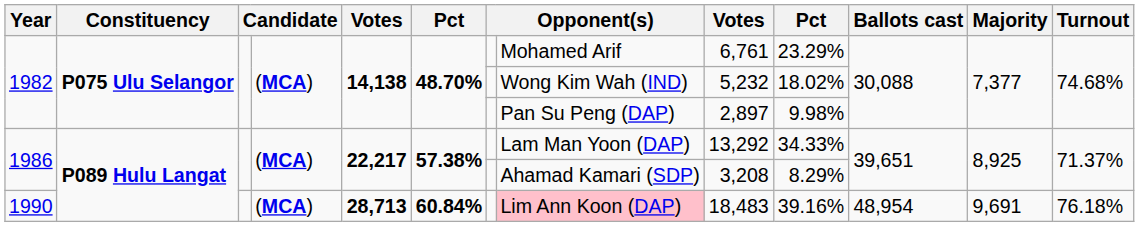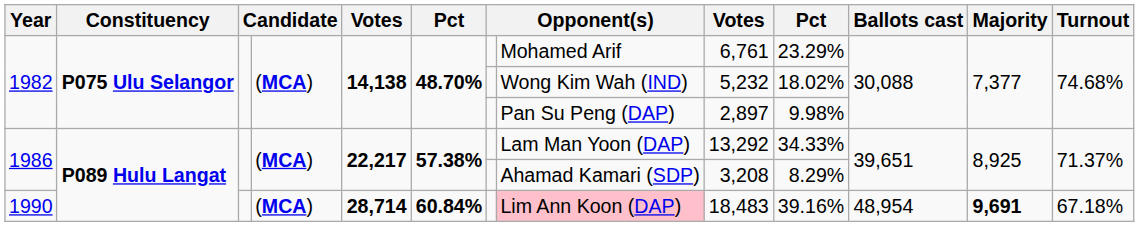(377, 206) 28,713 -> (377, 206) 28,714
(997, 206) normal -> (997, 206) bold
(1090, 206) 76.18% -> (1090, 206) 67.18%
